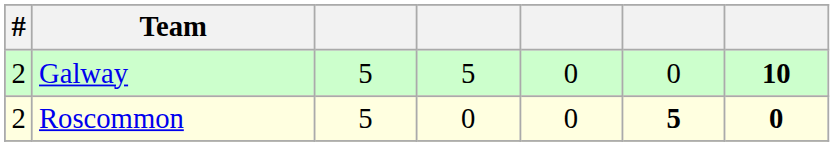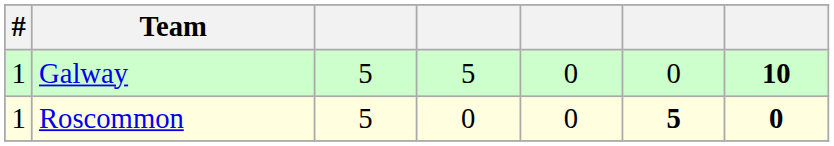(19, 72) 2 -> (19, 72) 1
(19, 118) 2 -> (19, 118) 1
